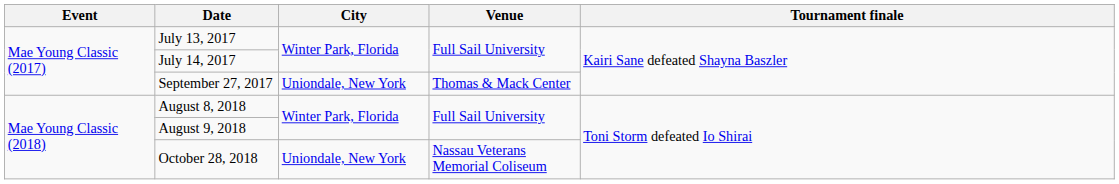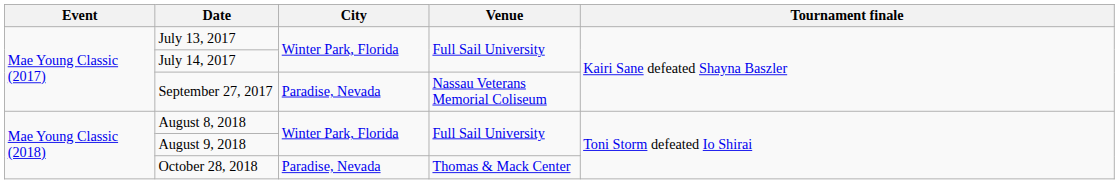(344, 83) Uniondale, New York -> (331, 91) Paradise, Nevada
(501, 83) Thomas & Mack Center -> (490, 91) Nassau Veterans Memorial Coliseum
(344, 159) Uniondale, New York -> (331, 167) Paradise, Nevada
(490, 159) Nassau Veterans Memorial Coliseum -> (501, 167) Thomas & Mack Center
